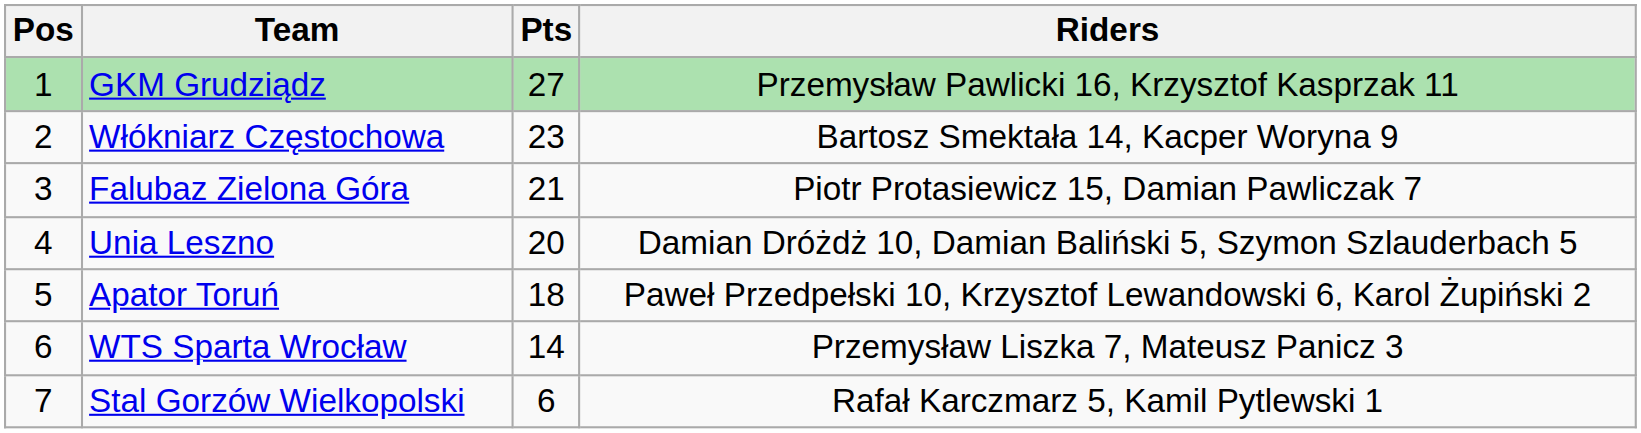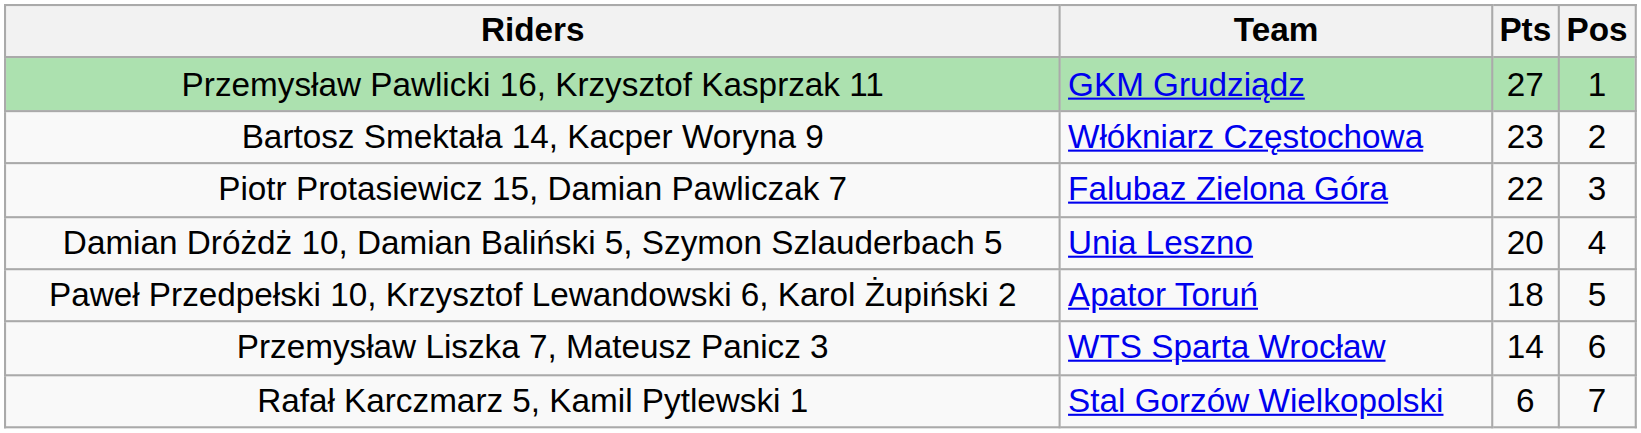columns swapped: (43, 30) <-> (1108, 30)
(546, 189) 21 -> (1525, 189) 22
